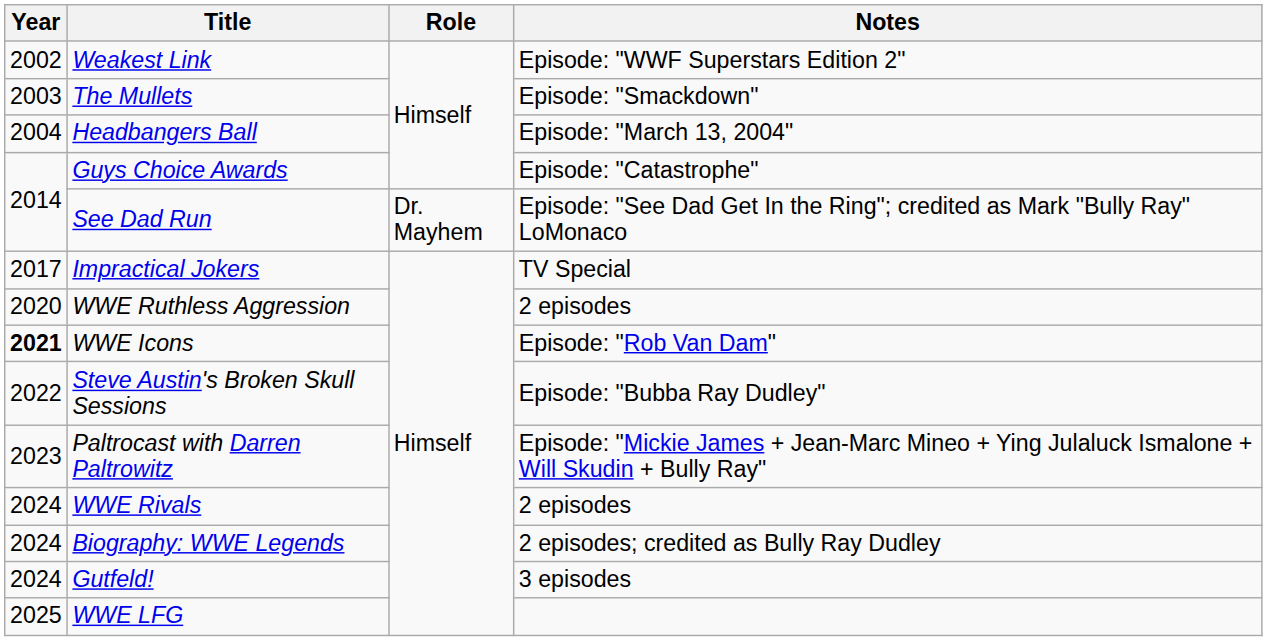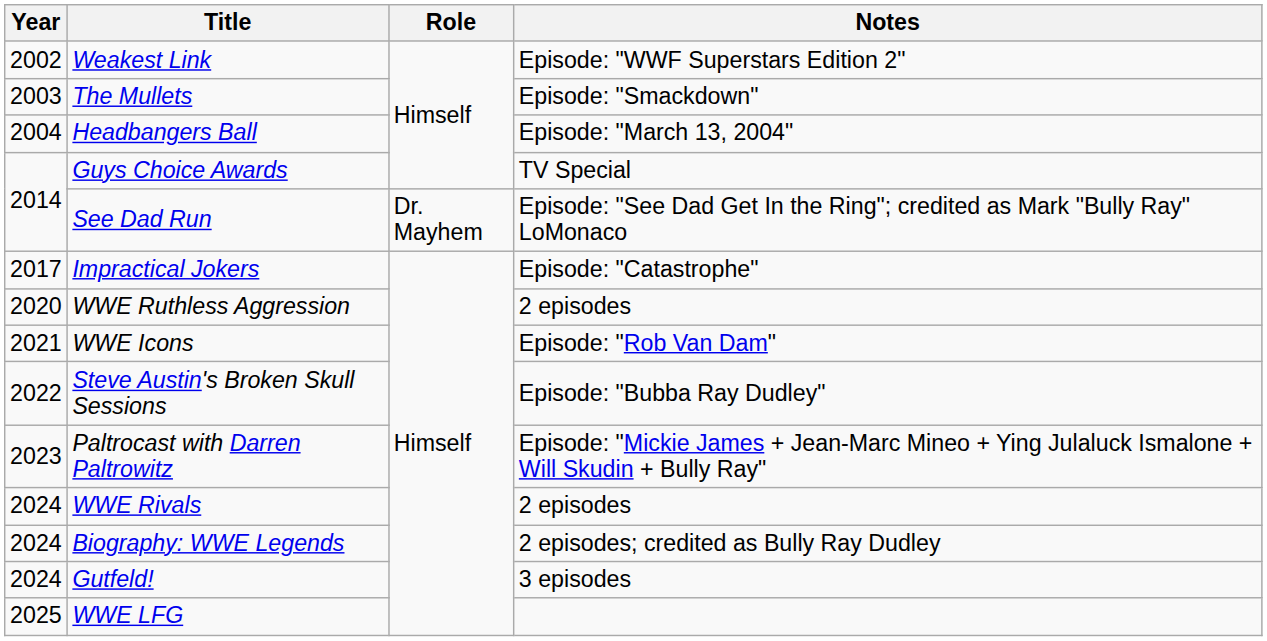(639, 170) Episode: "Catastrophe" -> (575, 170) TV Special
(575, 269) TV Special -> (639, 269) Episode: "Catastrophe"
(36, 343) bold -> (36, 343) normal
